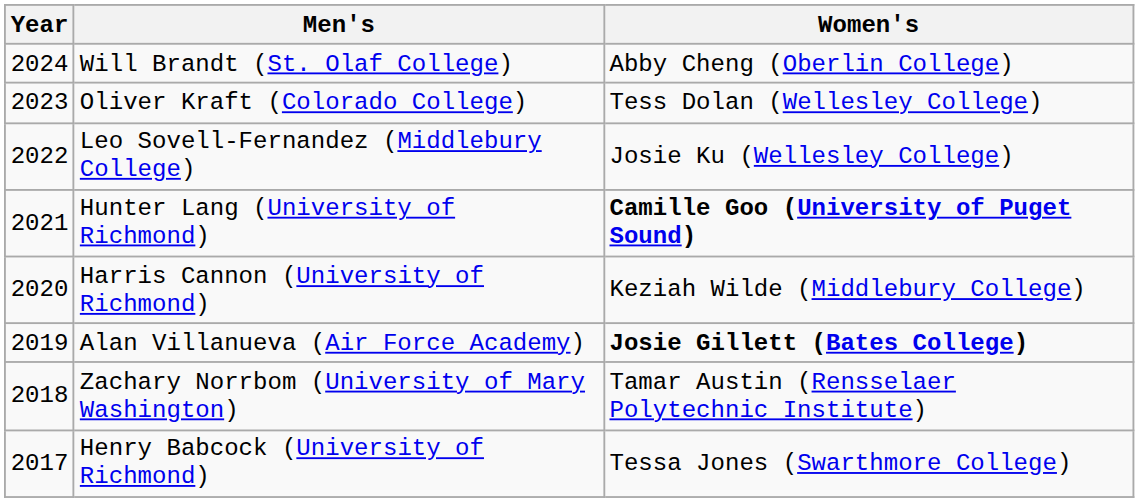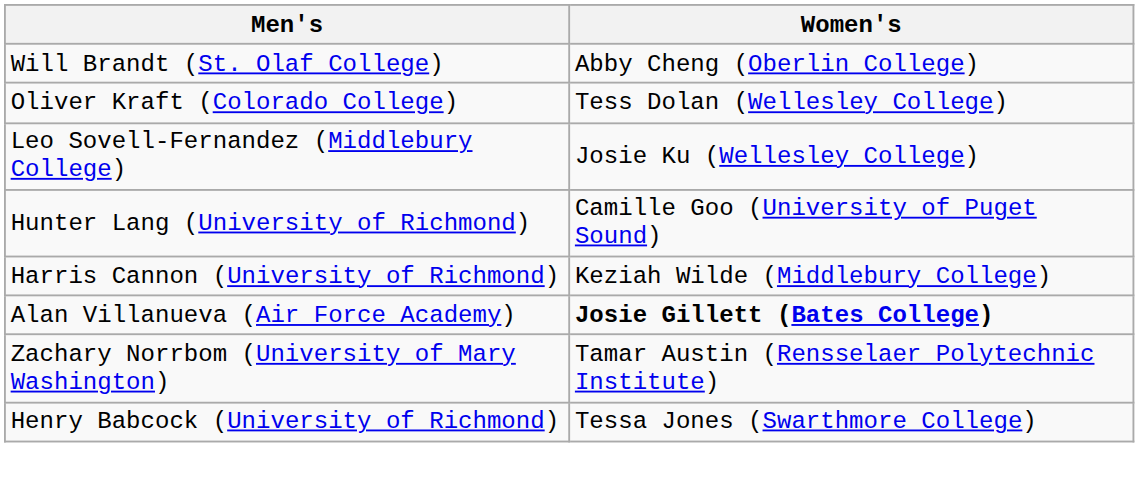- column: (40, 25)
(840, 223) bold -> (806, 223) normal
